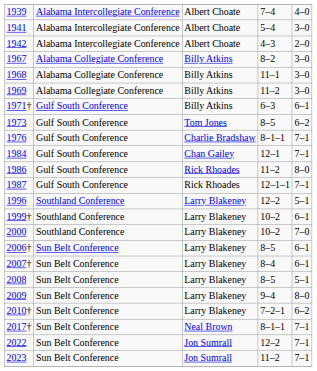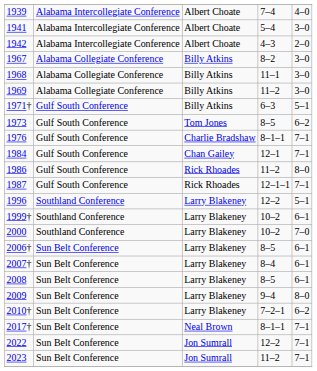(302, 106) 6–1 -> (302, 106) 5–1
(302, 279) 5–1 -> (302, 279) 6–1
